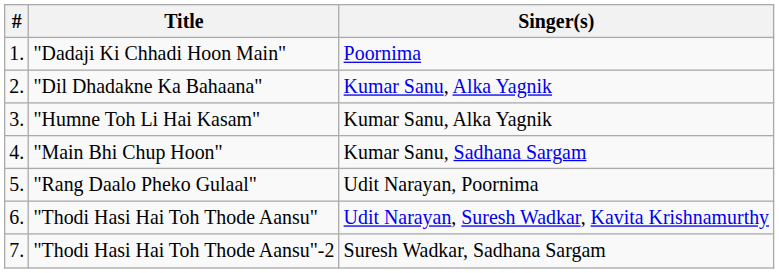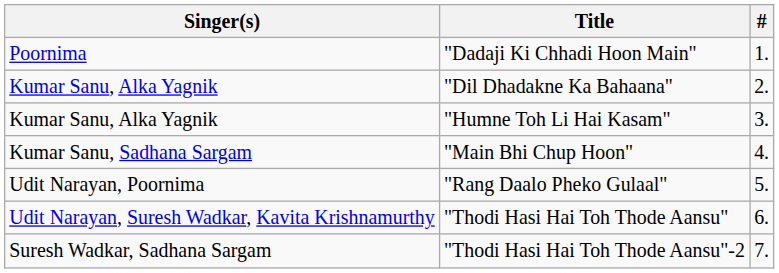columns swapped: (17, 21) <-> (556, 21)
